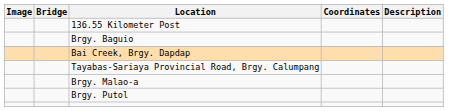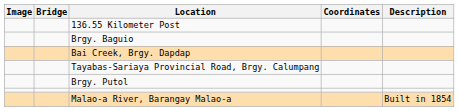- row: (105, 81)
+ row: (151, 99)
